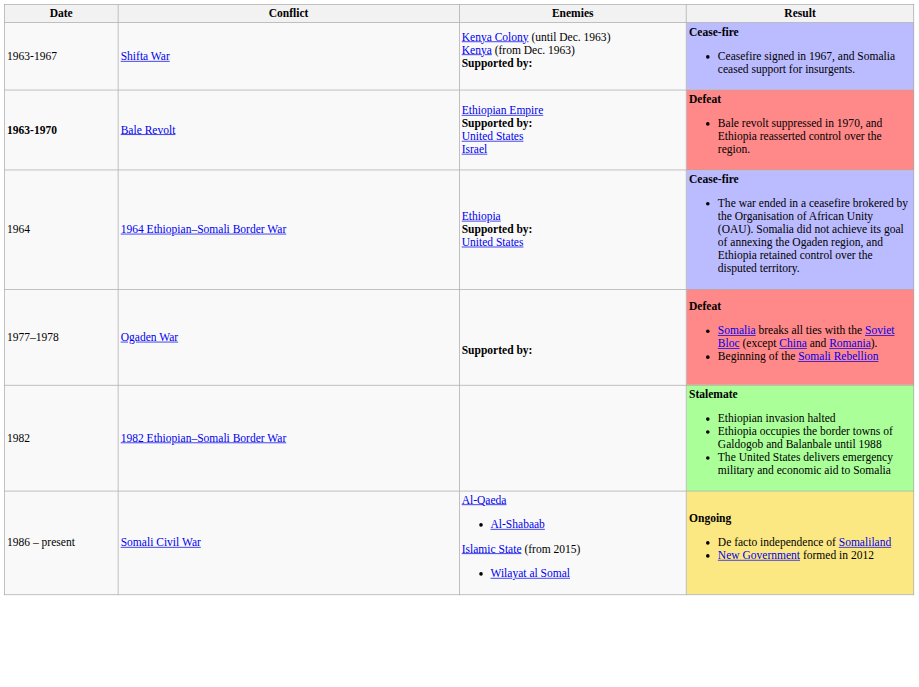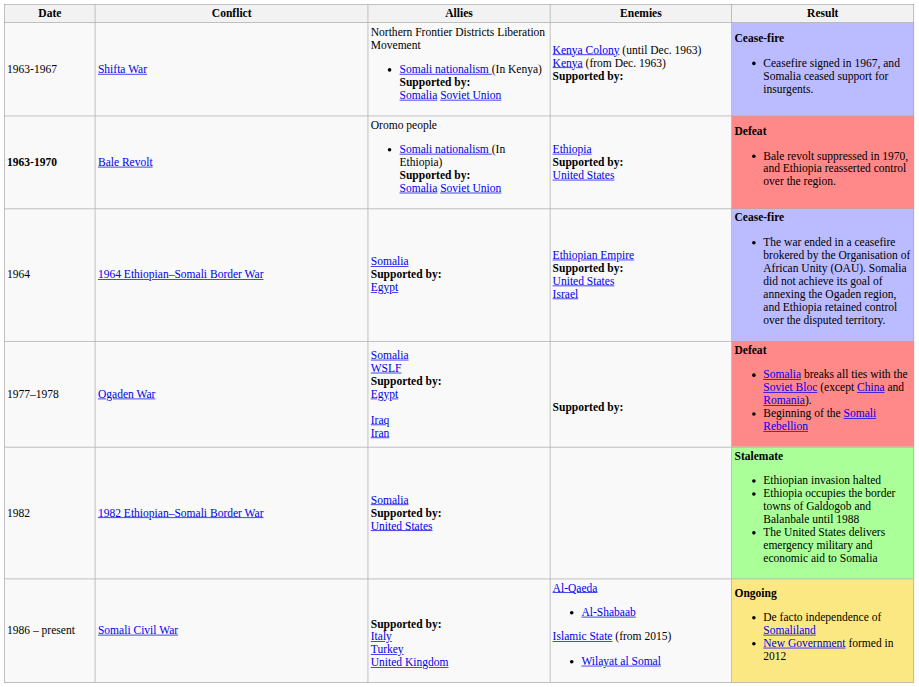+ column: (459, 13)
(502, 130) Ethiopian Empire Supported by: United States Israel -> (588, 162) Ethiopia Supported by: United States
(497, 229) Ethiopia Supported by: United States -> (593, 275) Ethiopian Empire Supported by: United States Israel
